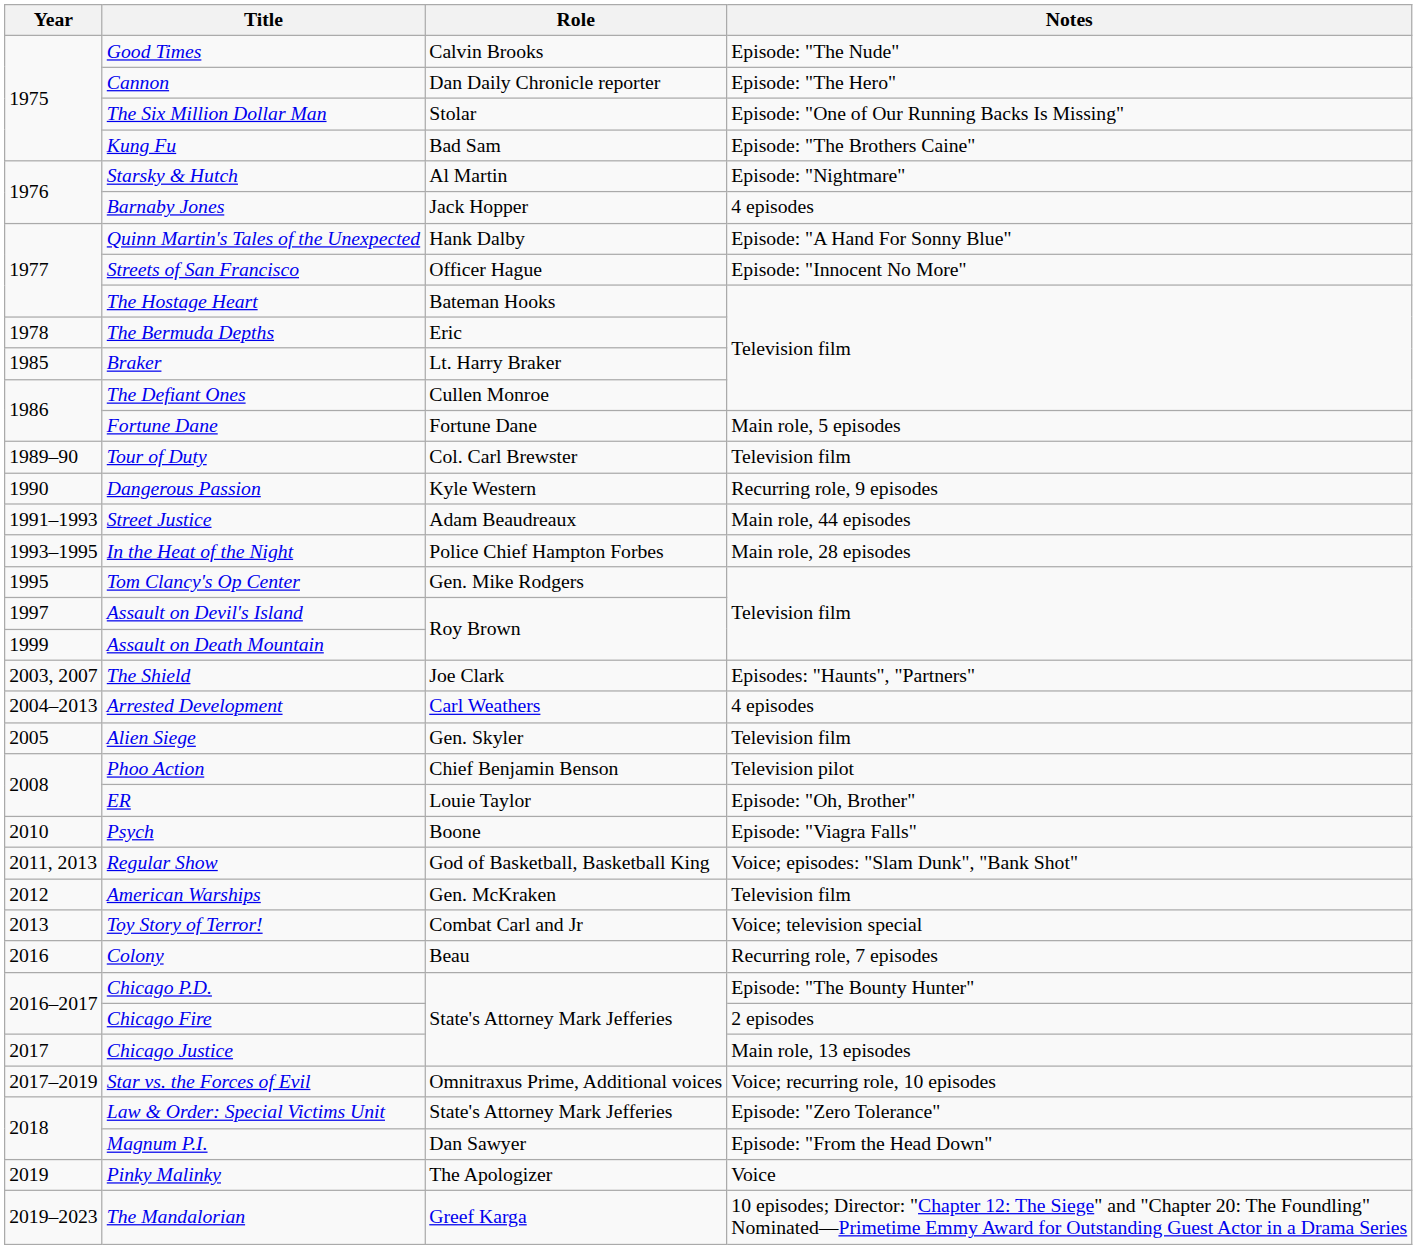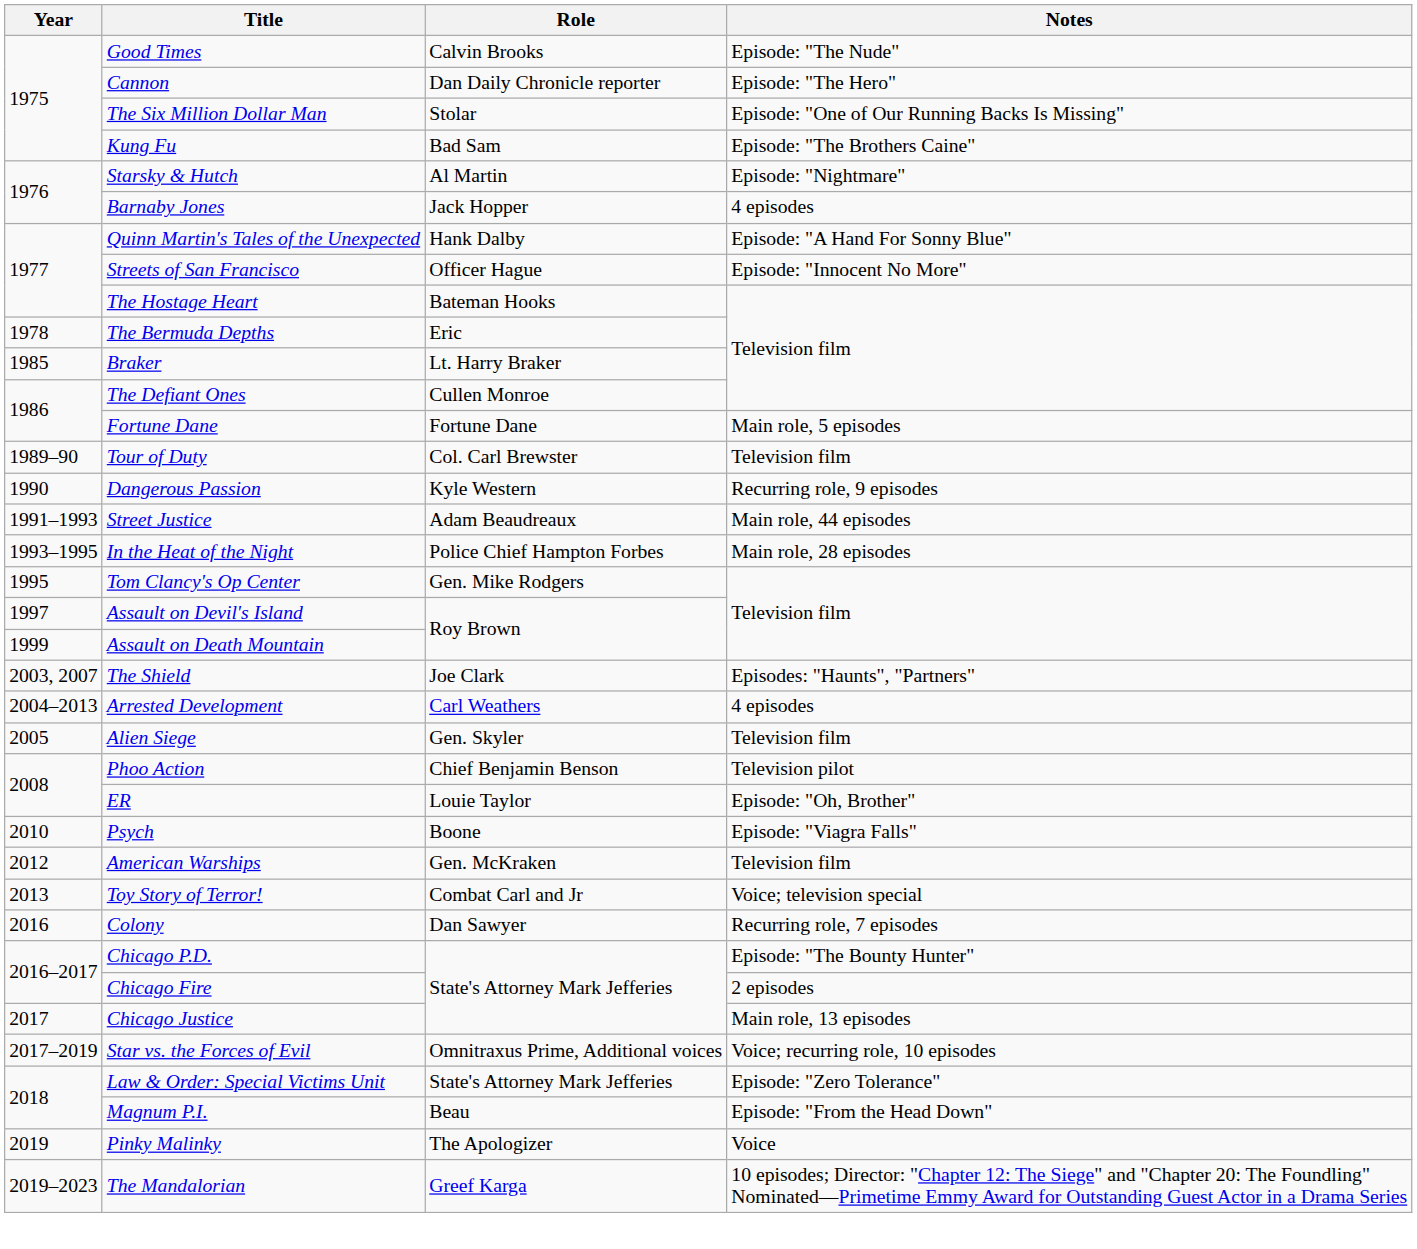- row: (162, 862)
(449, 956) Beau -> (478, 925) Dan Sawyer
(478, 1143) Dan Sawyer -> (449, 1112) Beau
